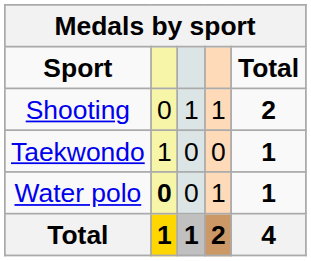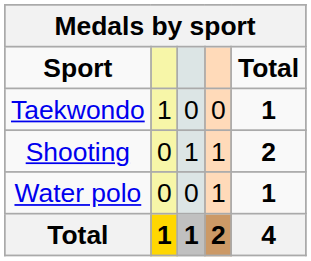rows swapped: (78, 152) <-> (78, 110)
(164, 193) bold -> (164, 193) normal
